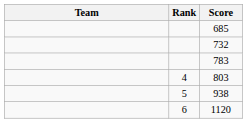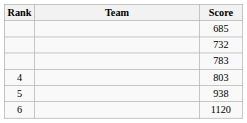columns swapped: (184, 12) <-> (87, 12)
